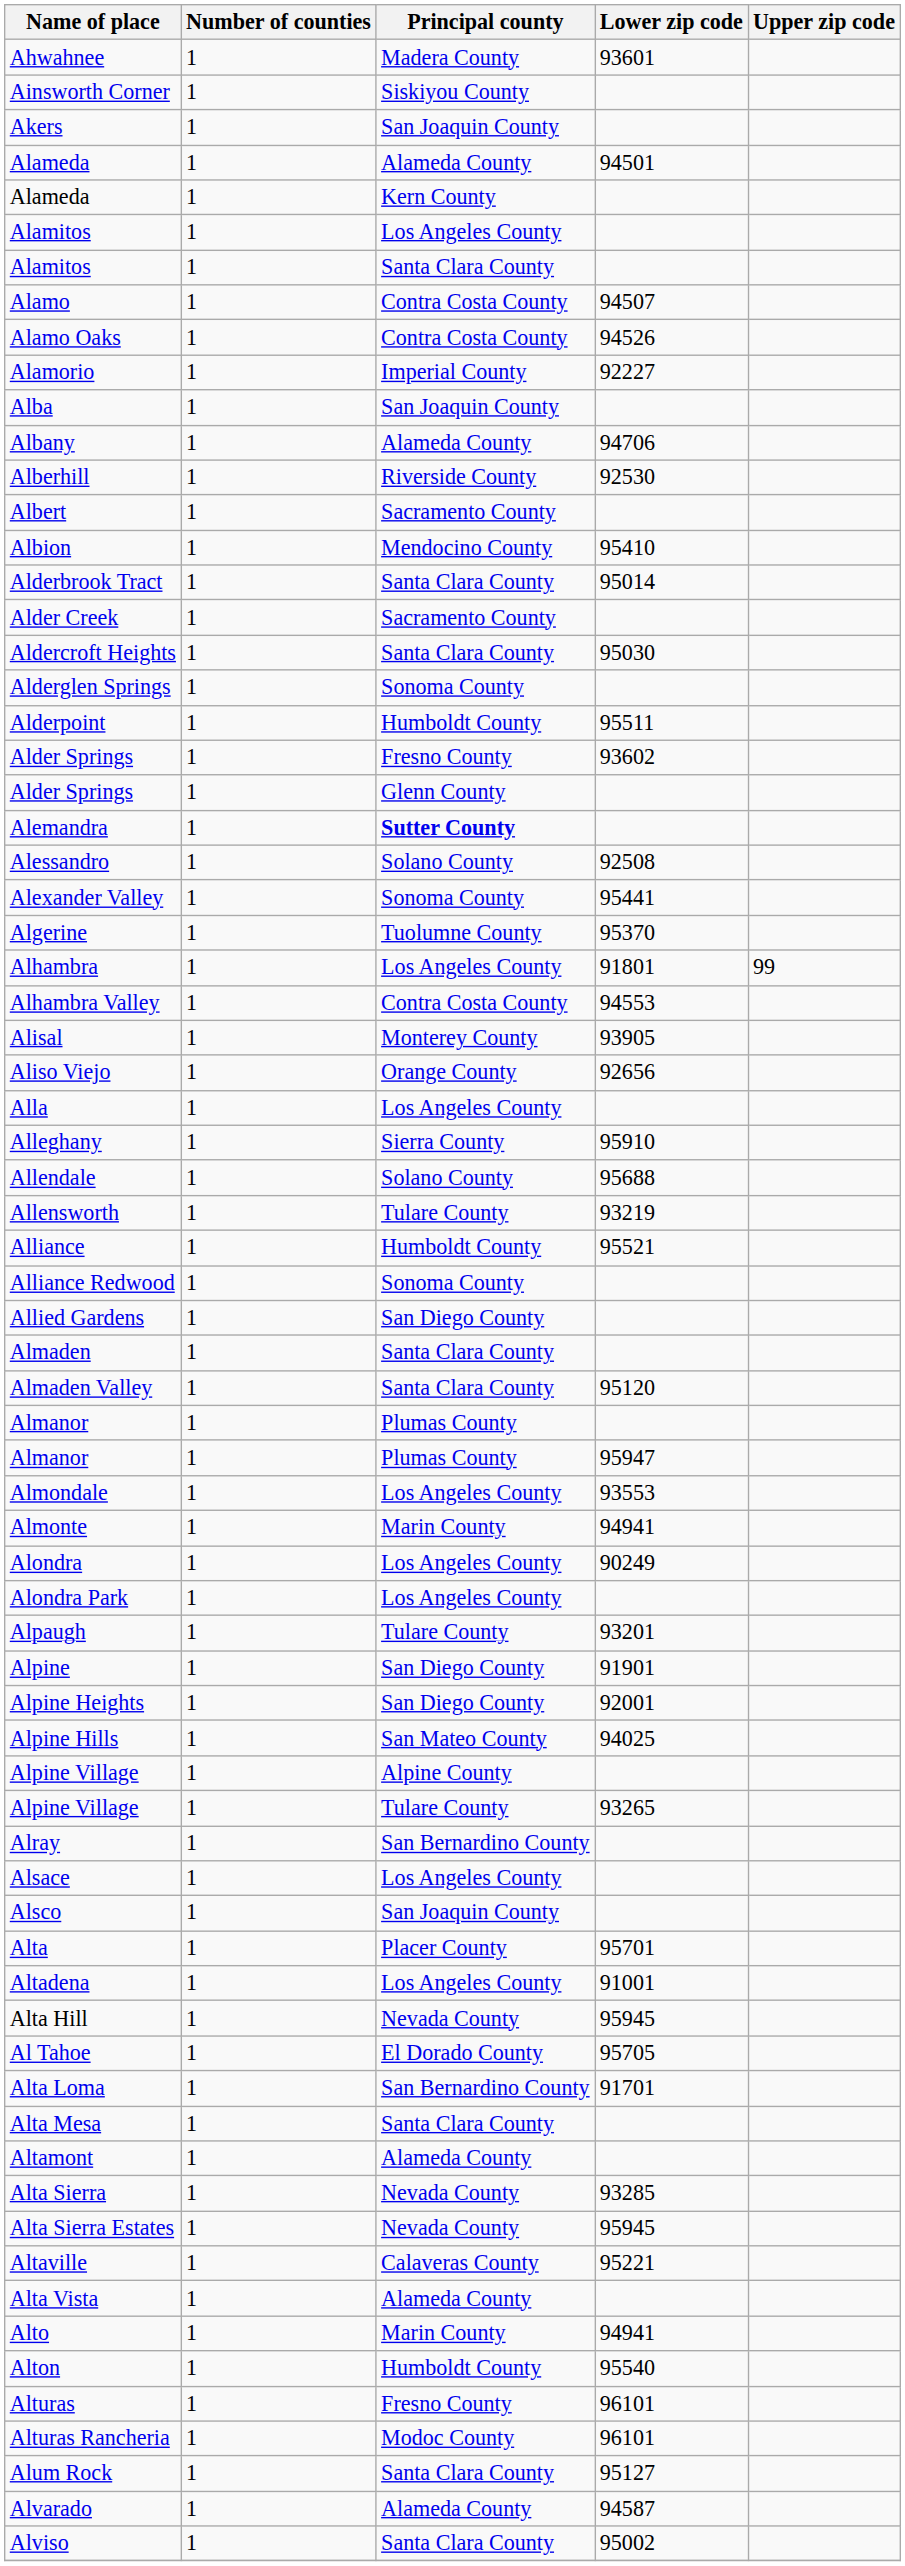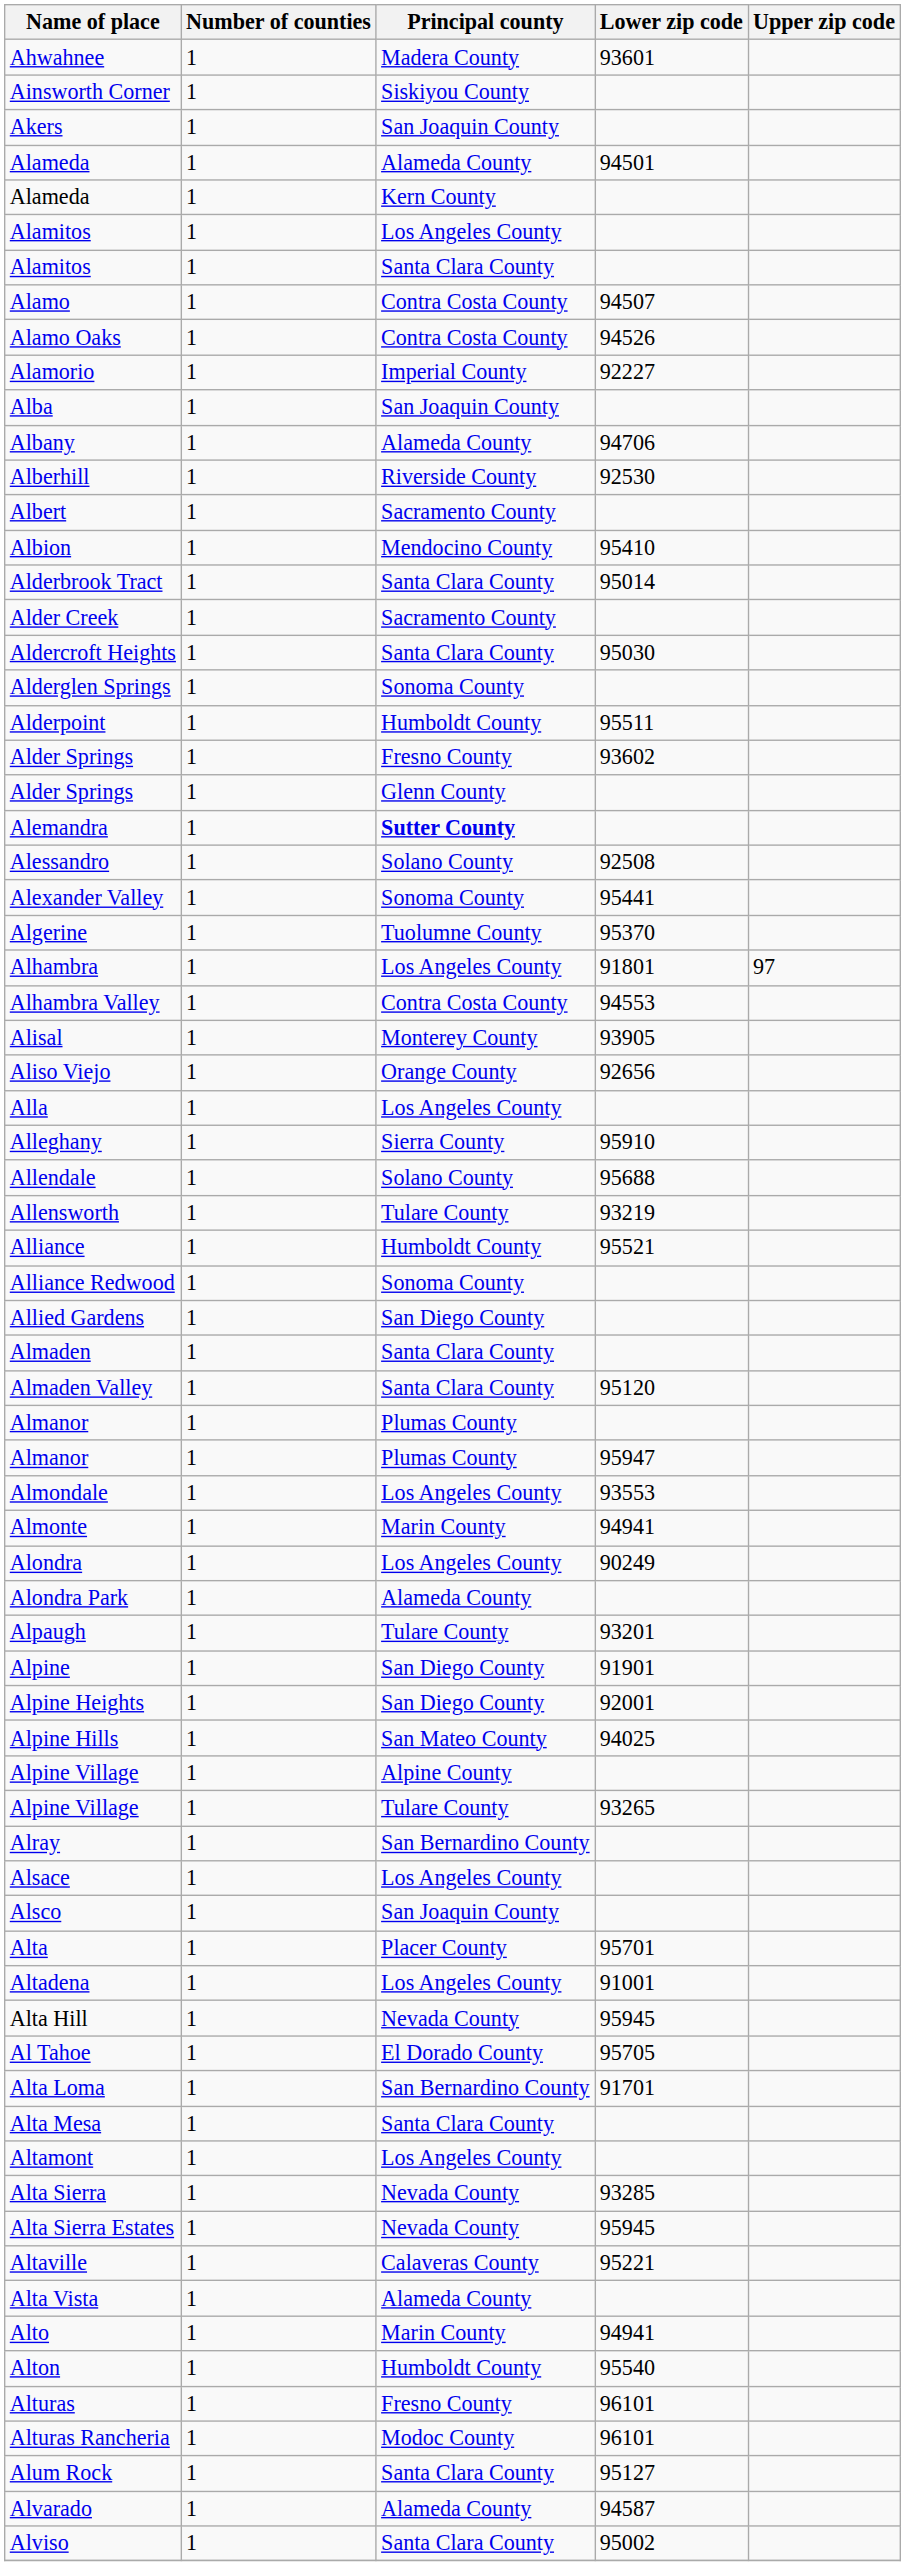(764, 967) 99 -> (764, 967) 97
(471, 1597) Los Angeles County -> (456, 1597) Alameda County
(456, 2158) Alameda County -> (471, 2158) Los Angeles County
